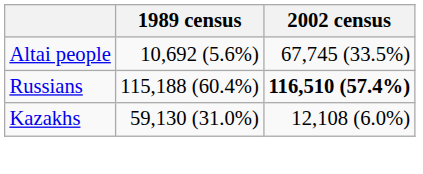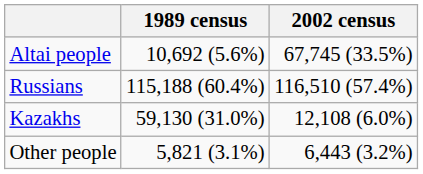(339, 86) bold -> (343, 86) normal
+ row: (63, 151)
